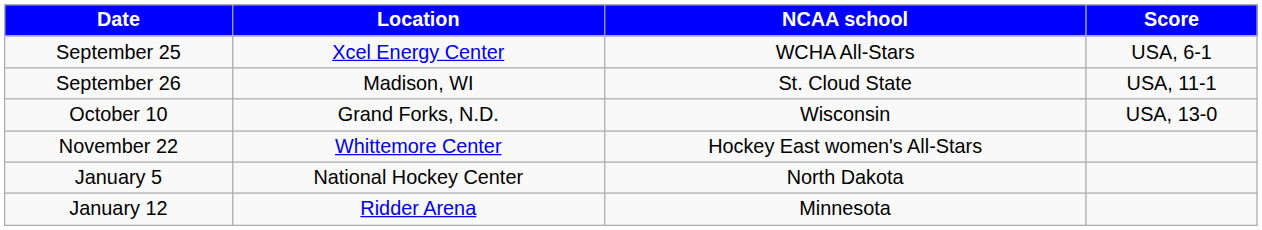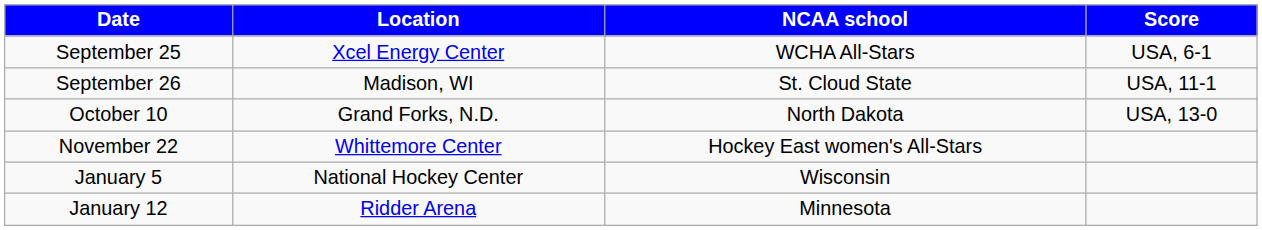(845, 114) Wisconsin -> (845, 114) North Dakota
(845, 177) North Dakota -> (845, 177) Wisconsin
